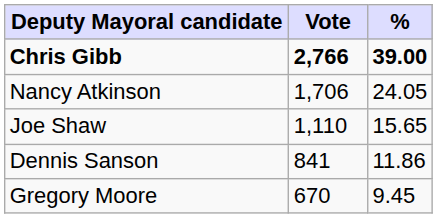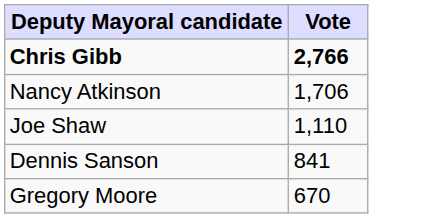- column: (400, 21)
